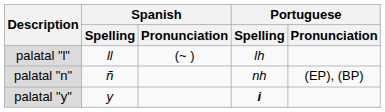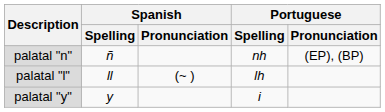rows swapped: (43, 55) <-> (43, 76)
(259, 96) bold -> (259, 96) normal
